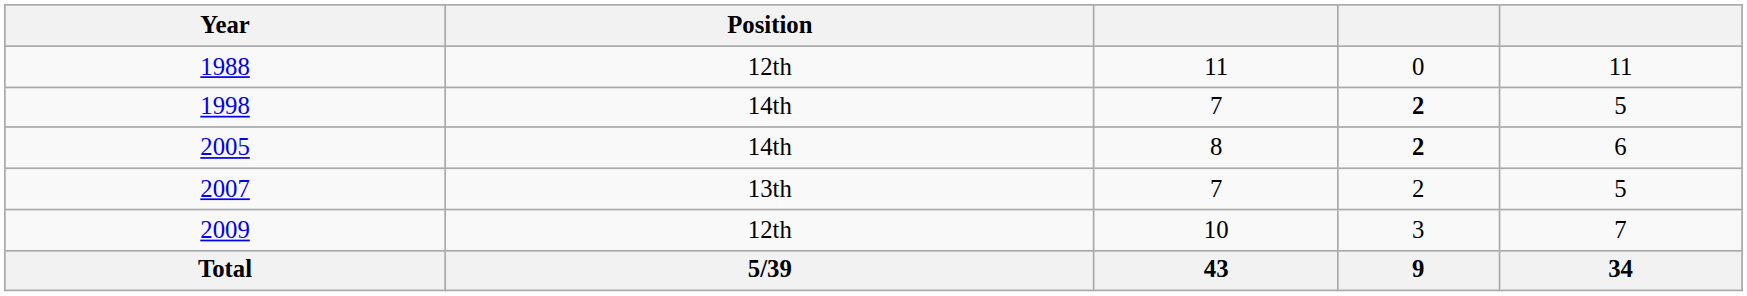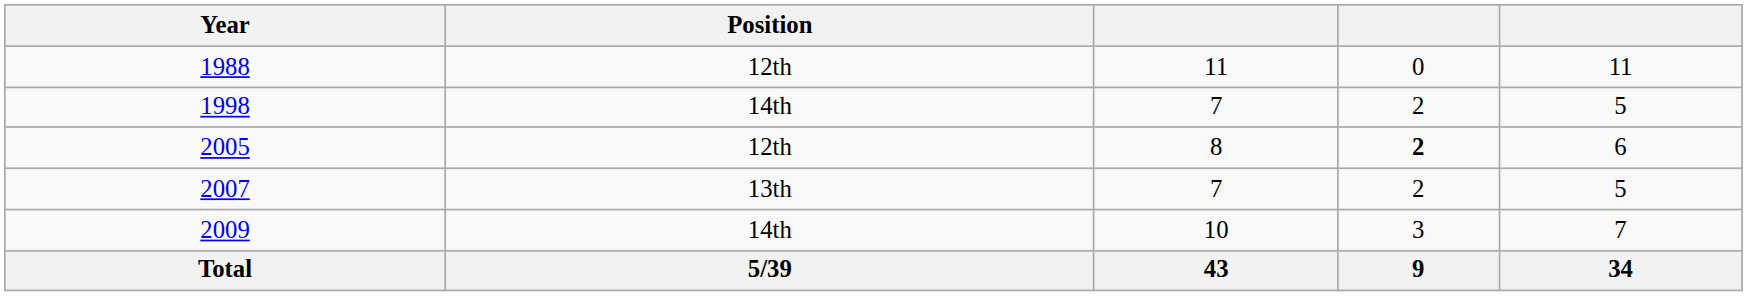(1418, 107) bold -> (1418, 107) normal
(770, 147) 14th -> (770, 147) 12th
(770, 229) 12th -> (770, 229) 14th
